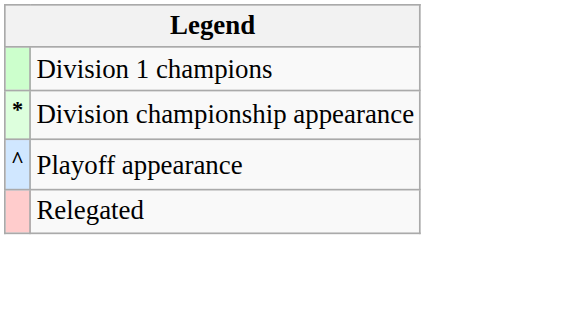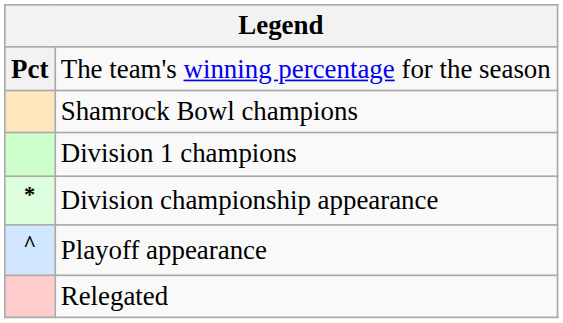+ row: (306, 68)
+ row: (209, 111)
